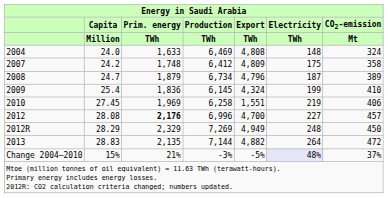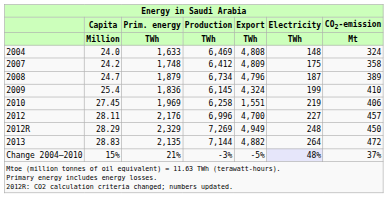(108, 116) 28.08 -> (108, 116) 28.11
(169, 116) bold -> (169, 116) normal
